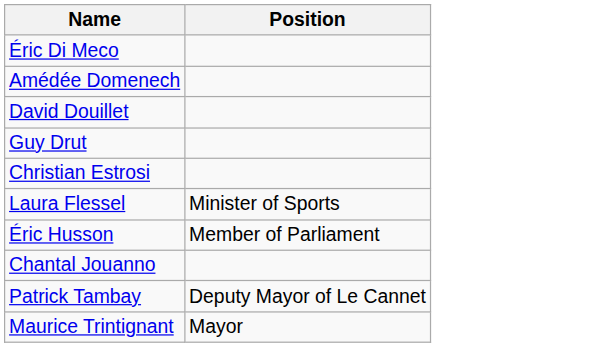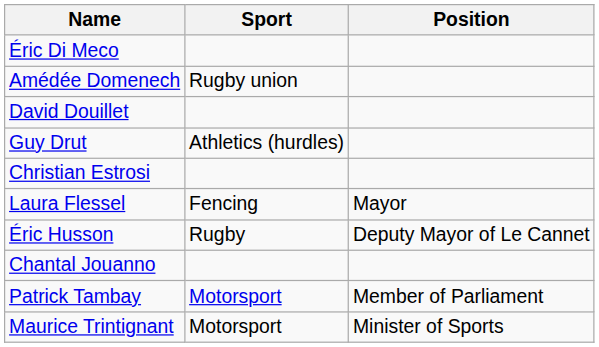+ column: (267, 19)
(264, 204) Minister of Sports -> (380, 204) Mayor
(284, 234) Member of Parliament -> (471, 234) Deputy Mayor of Le Cannet
(307, 296) Deputy Mayor of Le Cannet -> (448, 296) Member of Parliament
(216, 326) Mayor -> (428, 326) Minister of Sports
